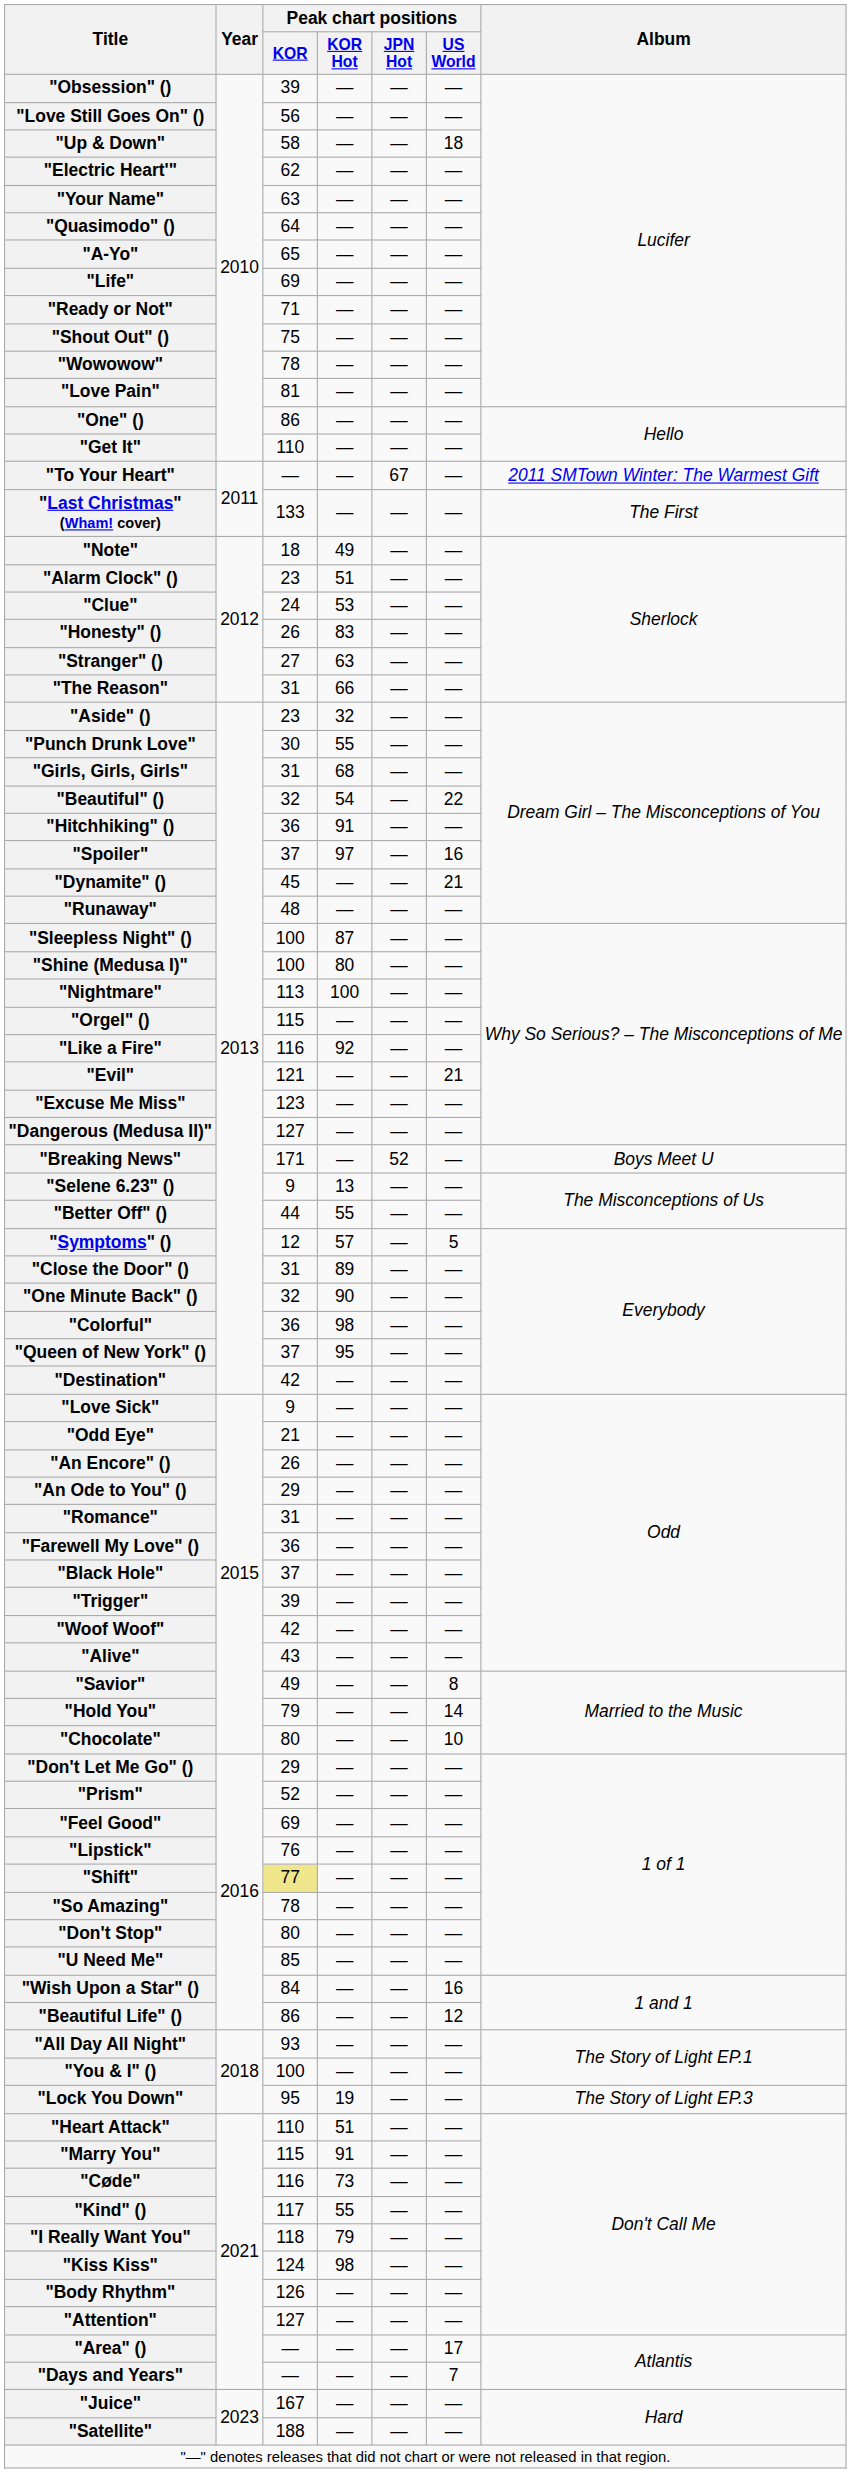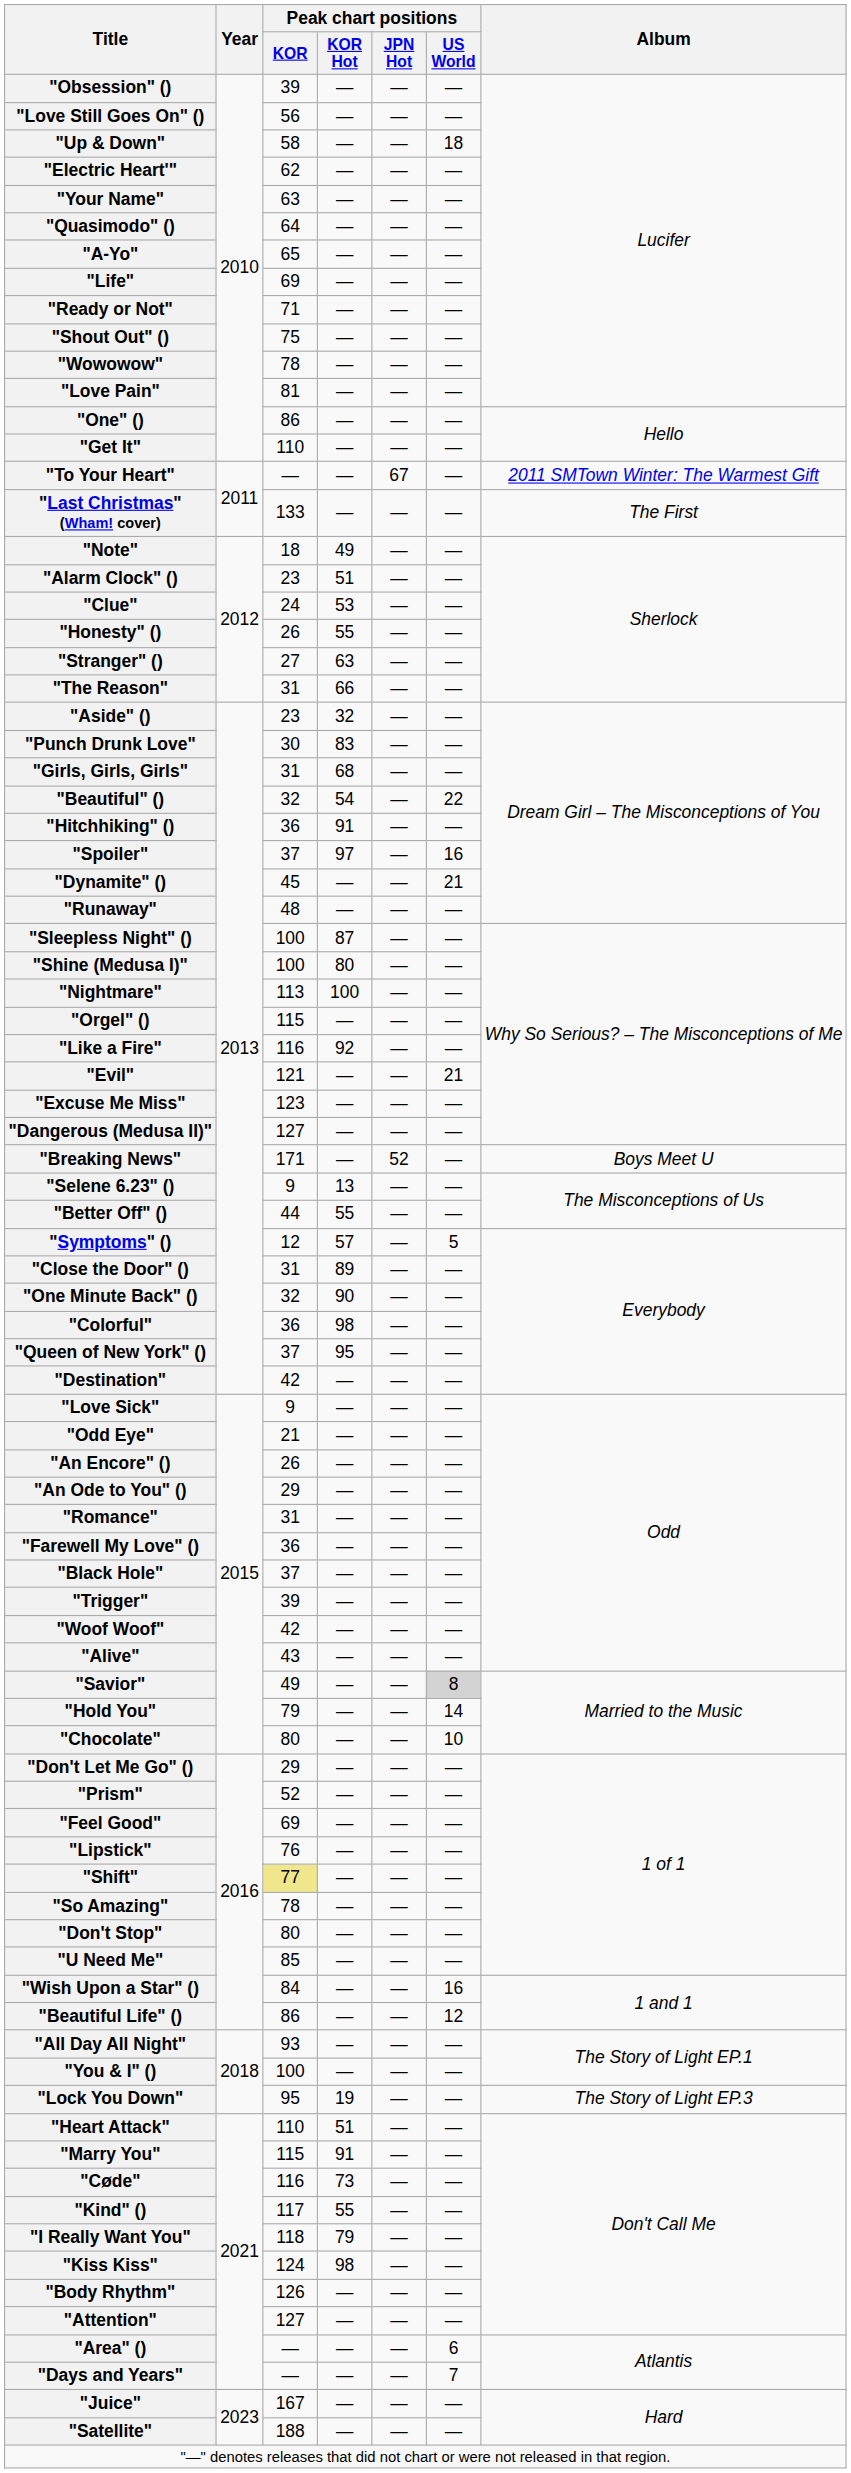(345, 633) 83 -> (345, 633) 55
(345, 743) 55 -> (345, 743) 83
(453, 1684) no background -> (453, 1684) lightgrey background
(453, 2348) 17 -> (453, 2348) 6
